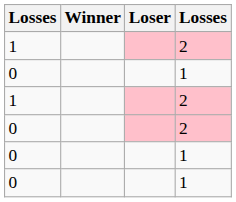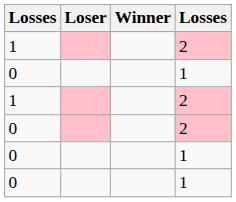columns swapped: (93, 18) <-> (150, 18)
